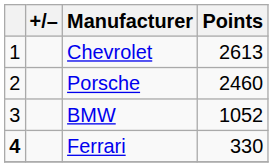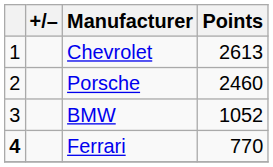(247, 147) 330 -> (247, 147) 770
